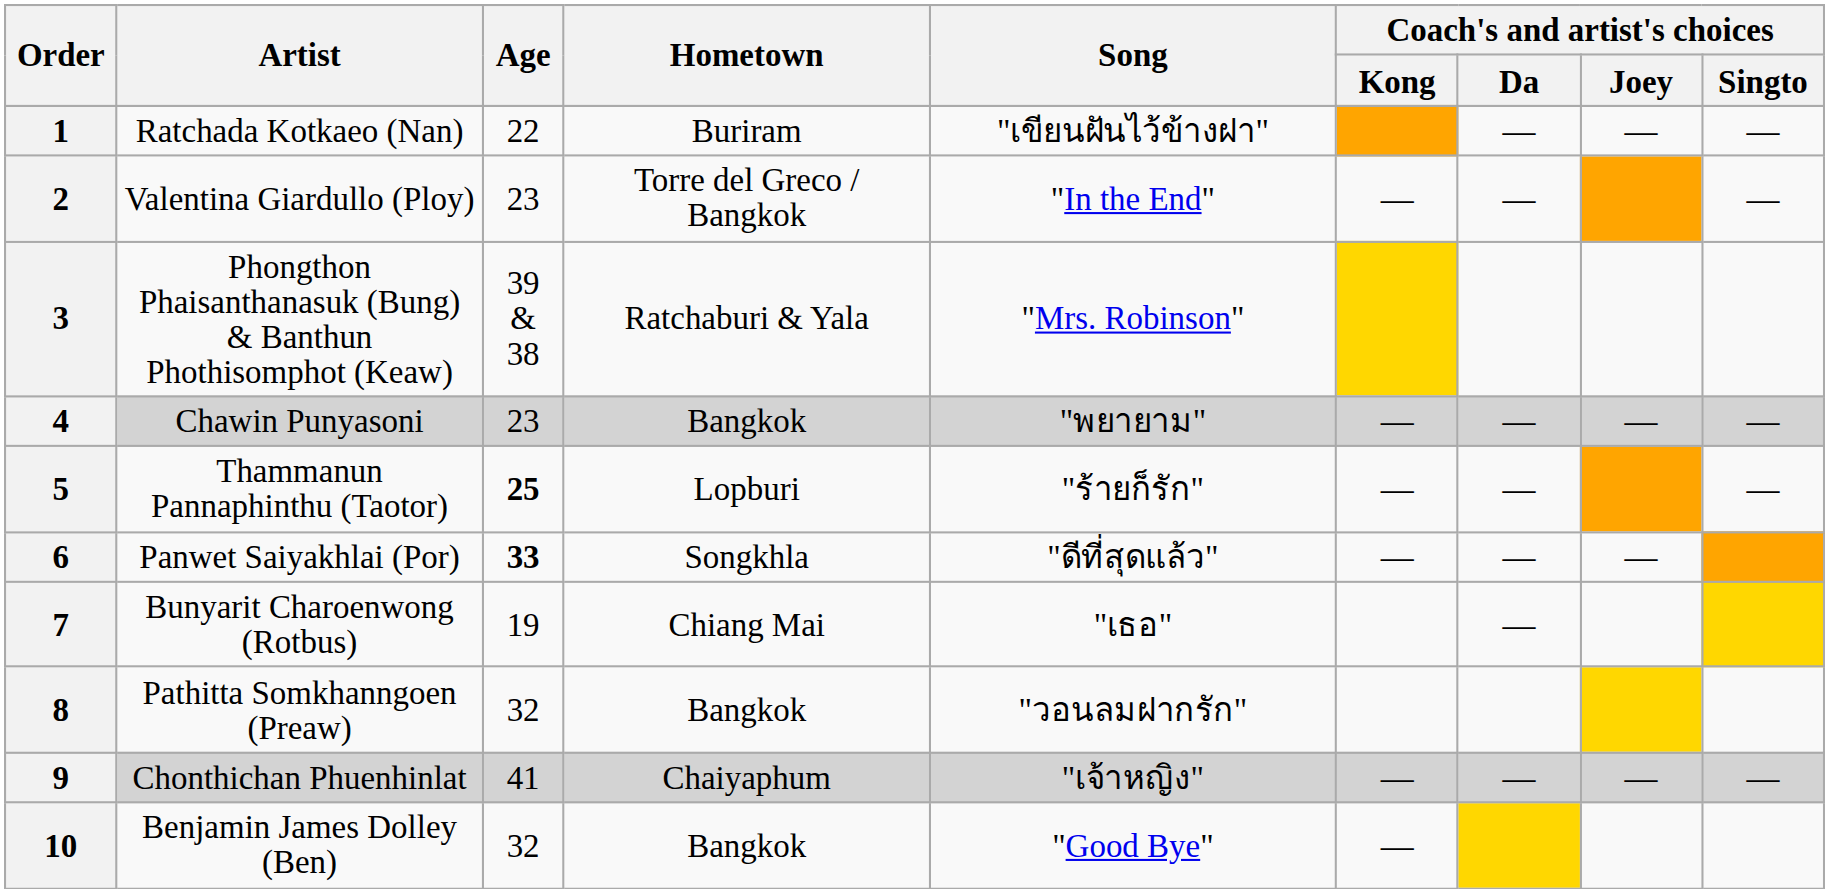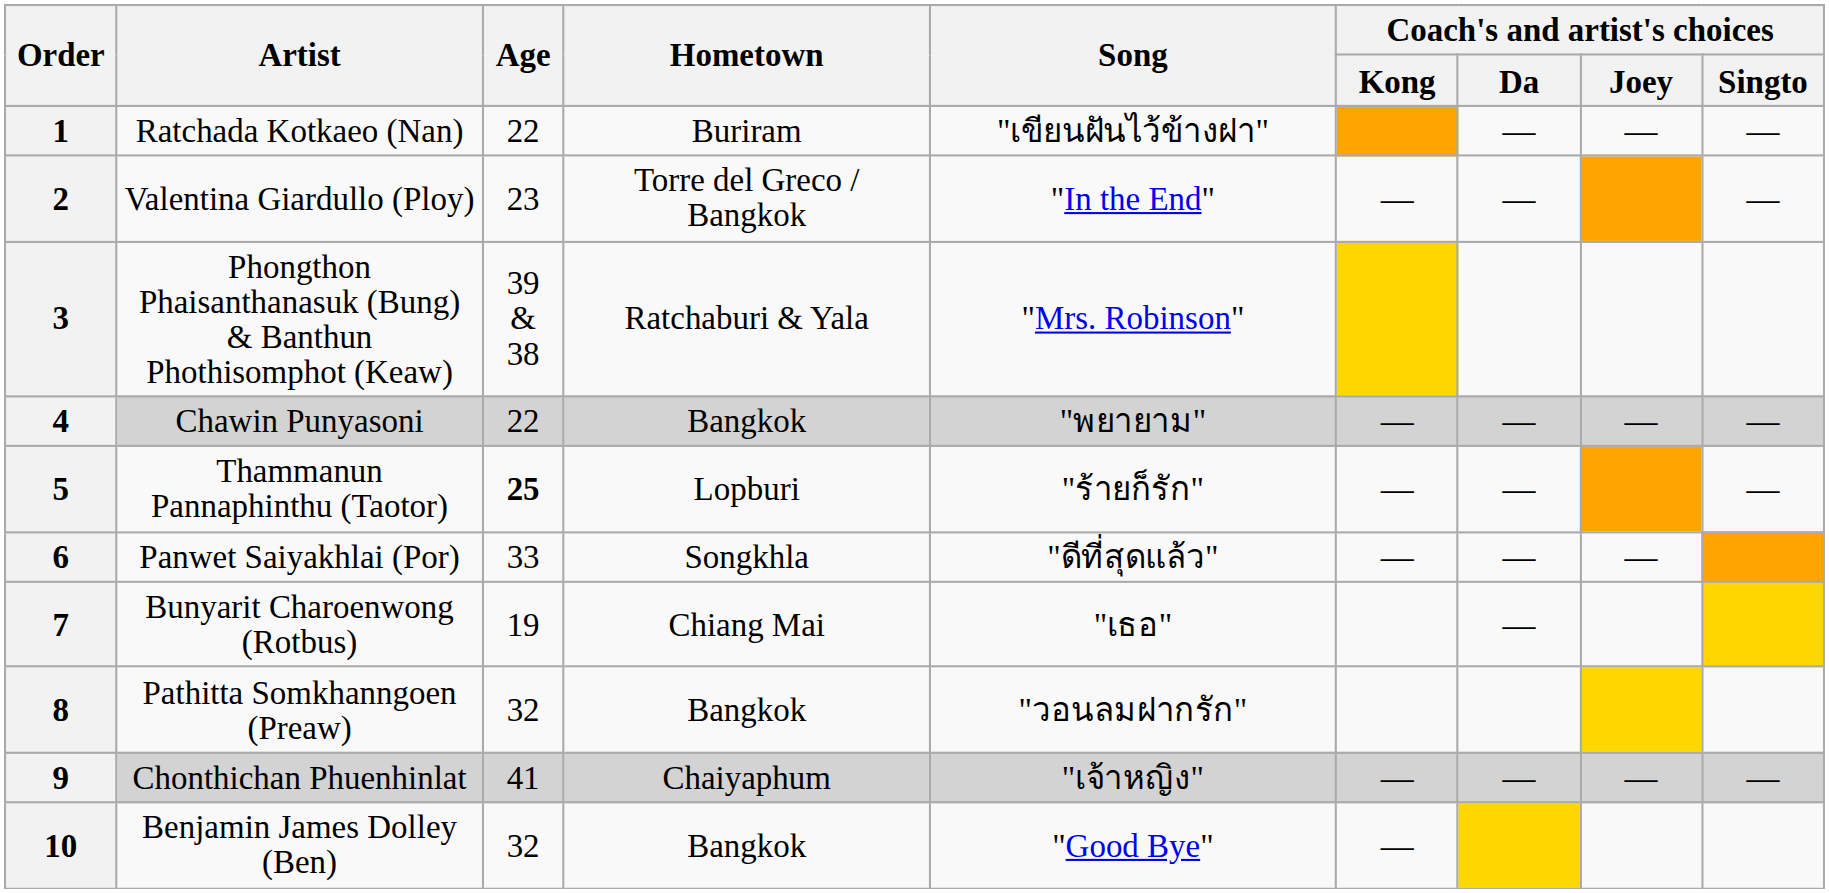(523, 421) 23 -> (523, 421) 22
(523, 557) bold -> (523, 557) normal
